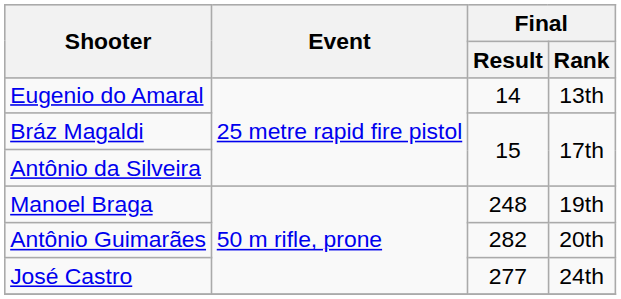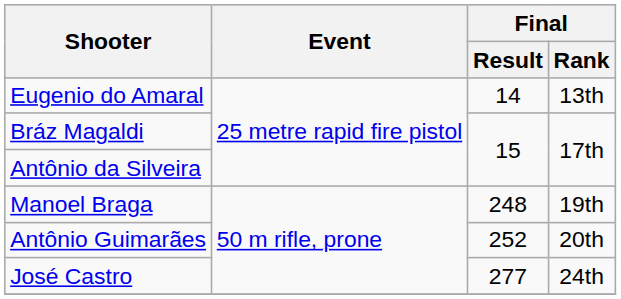(508, 240) 282 -> (508, 240) 252
